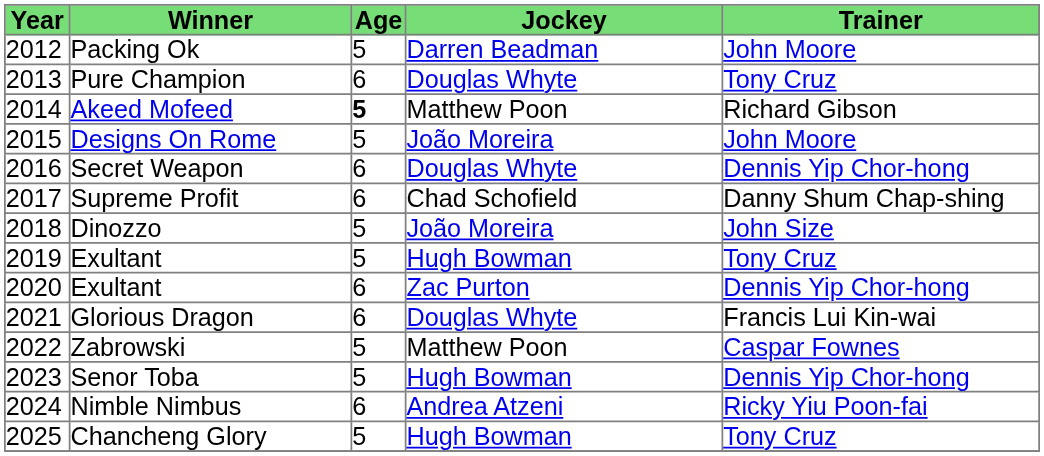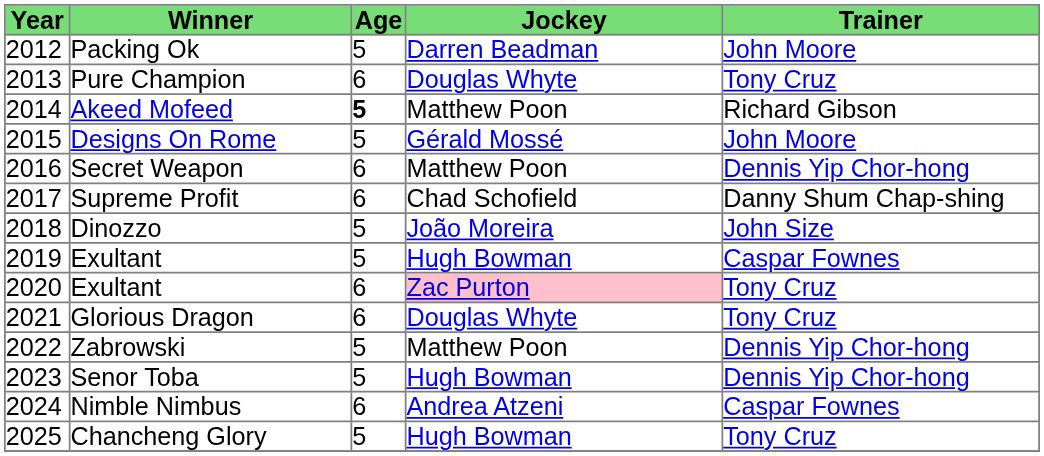(480, 139) João Moreira -> (485, 139) Gérald Mossé
(492, 168) Douglas Whyte -> (487, 168) Matthew Poon
(780, 258) Tony Cruz -> (811, 258) Caspar Fownes
(468, 288) no background -> (468, 288) pink background
(846, 288) Dennis Yip Chor-hong -> (780, 288) Tony Cruz
(830, 317) Francis Lui Kin-wai -> (780, 317) Tony Cruz
(811, 347) Caspar Fownes -> (846, 347) Dennis Yip Chor-hong
(825, 406) Ricky Yiu Poon-fai -> (811, 406) Caspar Fownes
